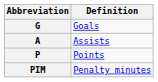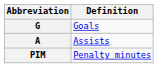- row: (38, 55)
